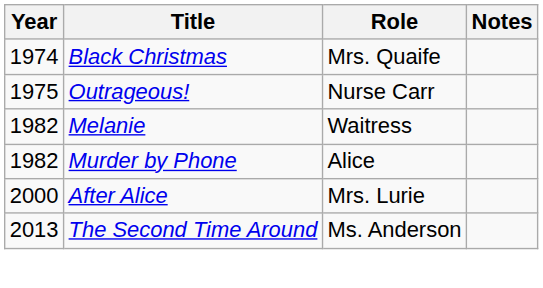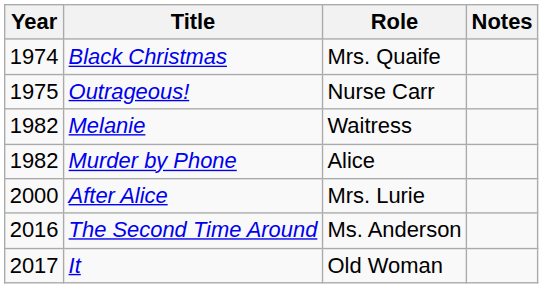(34, 230) 2013 -> (34, 230) 2016
+ row: (75, 265)
